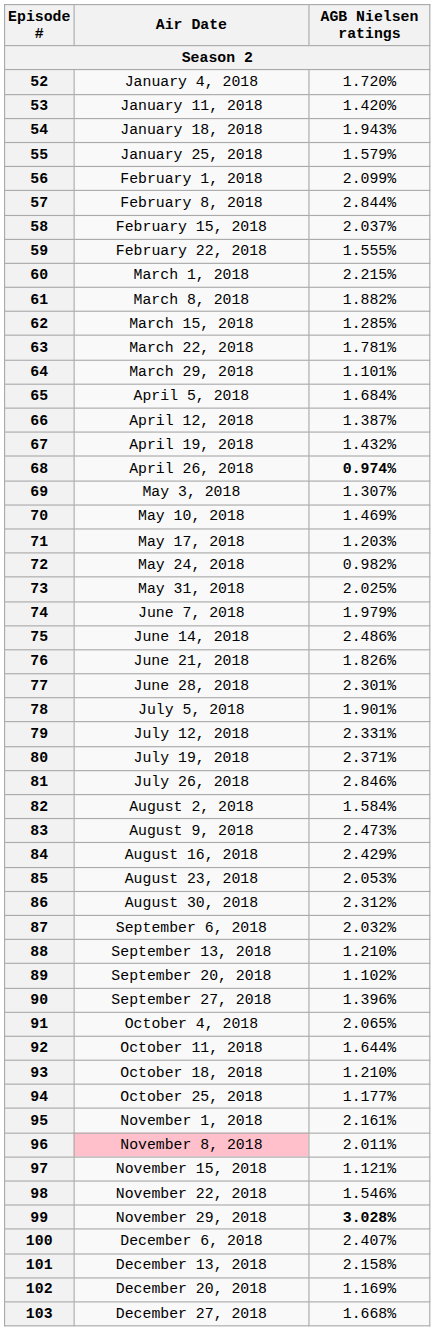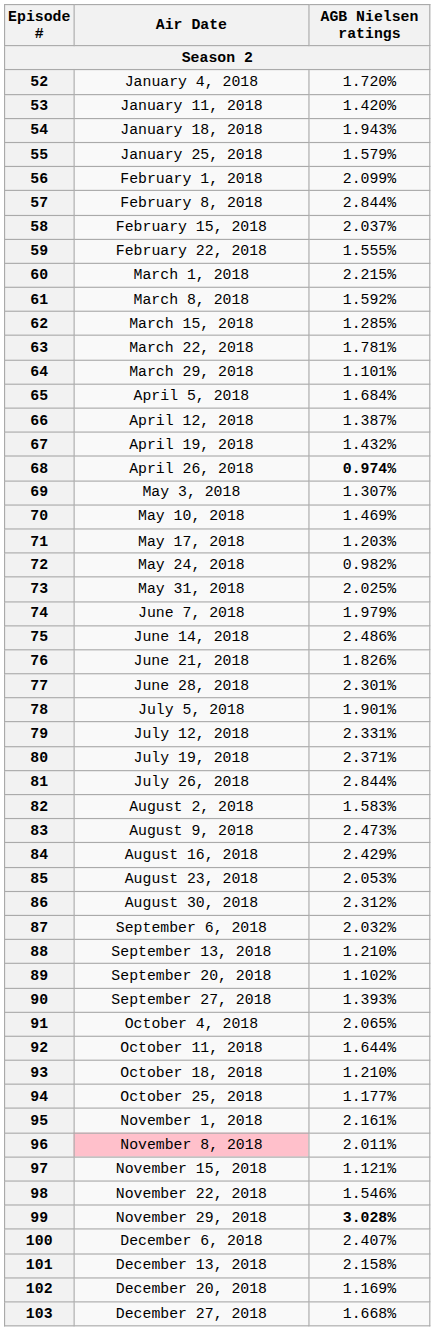(369, 299) 1.882% -> (369, 299) 1.592%
(369, 783) 2.846% -> (369, 783) 2.844%
(369, 807) 1.584% -> (369, 807) 1.583%
(369, 1000) 1.396% -> (369, 1000) 1.393%
